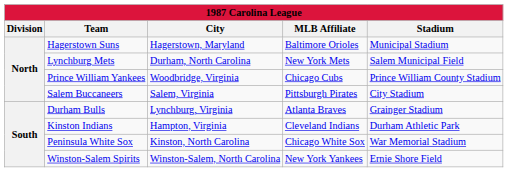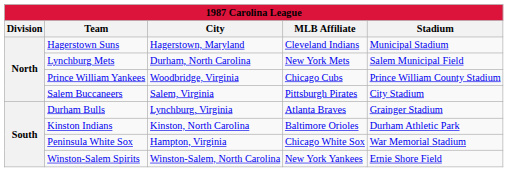(322, 45) Baltimore Orioles -> (322, 45) Cleveland Indians
(188, 126) Hampton, Virginia -> (200, 126) Kinston, North Carolina
(322, 126) Cleveland Indians -> (322, 126) Baltimore Orioles
(200, 142) Kinston, North Carolina -> (188, 142) Hampton, Virginia
